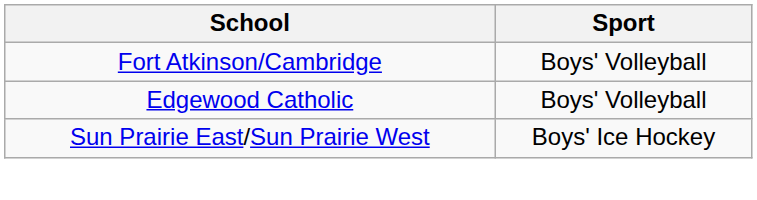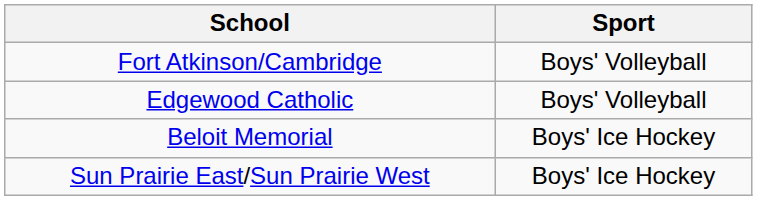+ row: (250, 137)
